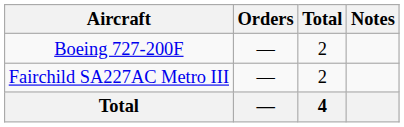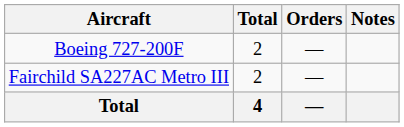columns swapped: (322, 19) <-> (266, 19)
